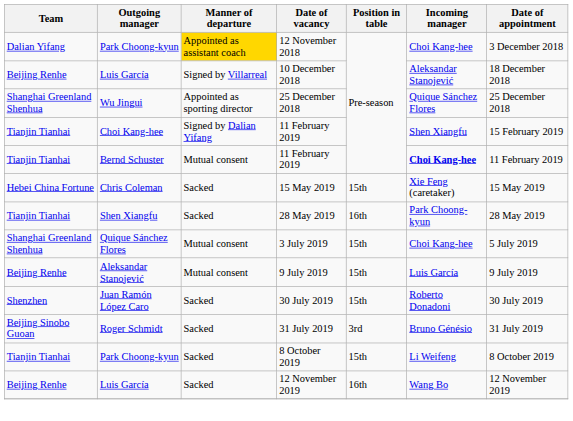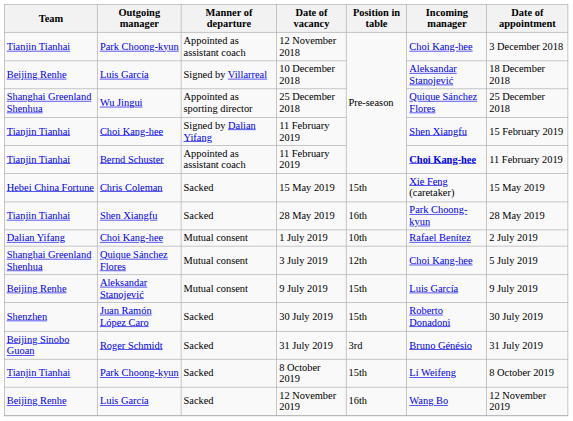(36, 46) Dalian Yifang -> (38, 46) Tianjin Tianhai
(215, 46) gold background -> (215, 46) no background
(216, 159) Mutual consent -> (215, 159) Appointed as assistant coach
+ row: (132, 238)
(358, 244) 15th -> (358, 260) 12th
